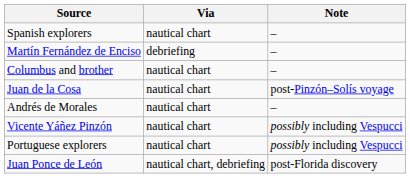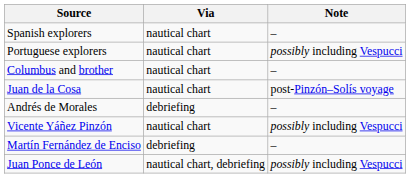rows swapped: (57, 145) <-> (74, 51)
(178, 107) nautical chart -> (171, 107) debriefing
(324, 164) post-Florida discovery -> (337, 164) possibly including Vespucci
